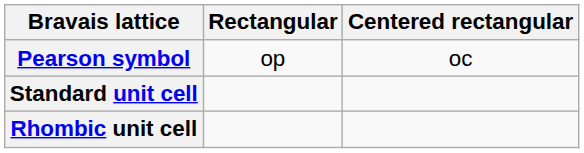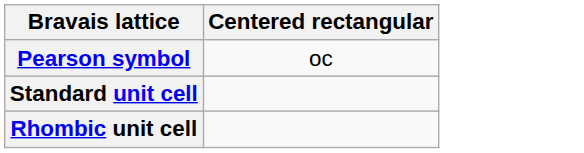- column: (273, 22)
